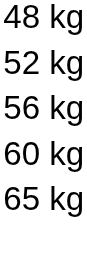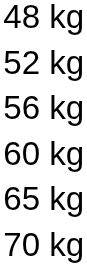+ row: (44, 245)
